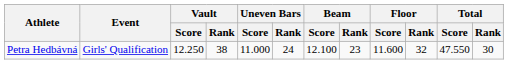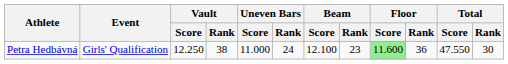(388, 50) no background -> (388, 50) lightgreen background
(421, 50) 32 -> (421, 50) 36
